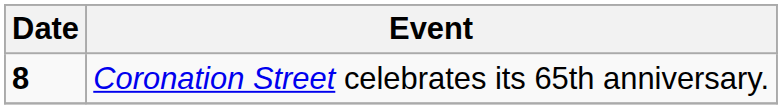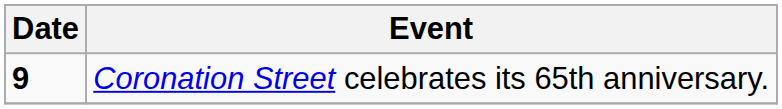(21, 77) 8 -> (21, 77) 9
